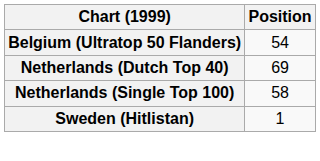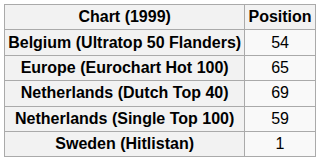+ row: (125, 67)
(280, 93) 58 -> (280, 118) 59
